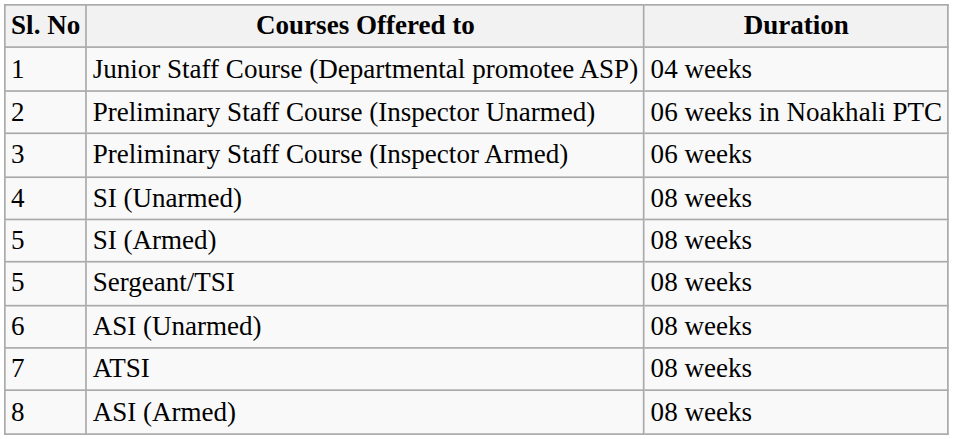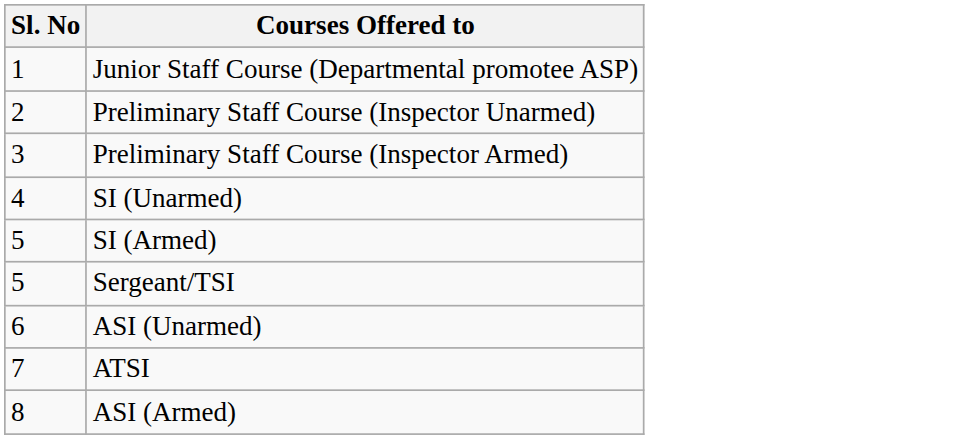- column: (796, 25)
